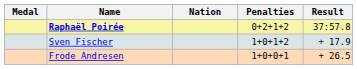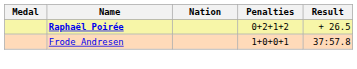(332, 26) 37:57.8 -> (334, 26) + 26.5
- row: (81, 41)
(334, 56) + 26.5 -> (332, 41) 37:57.8
